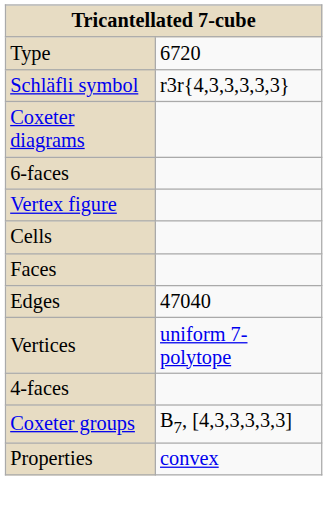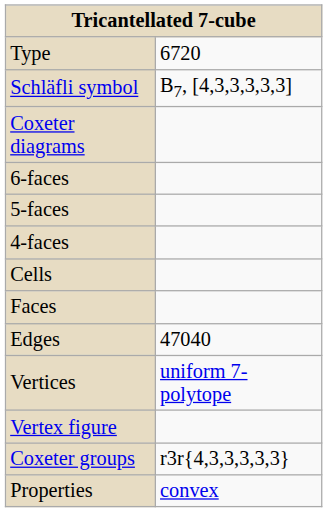(225, 85) r3r{4,3,3,3,3,3} -> (226, 88) B7, [4,3,3,3,3,3]
+ row: (40, 210)
rows swapped: (40, 388) <-> (63, 204)
(226, 423) B7, [4,3,3,3,3,3] -> (225, 458) r3r{4,3,3,3,3,3}
